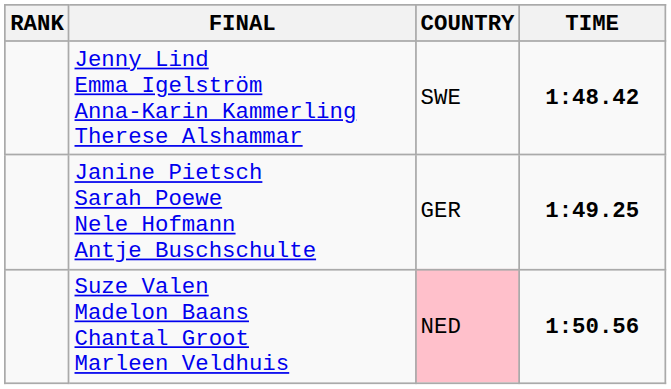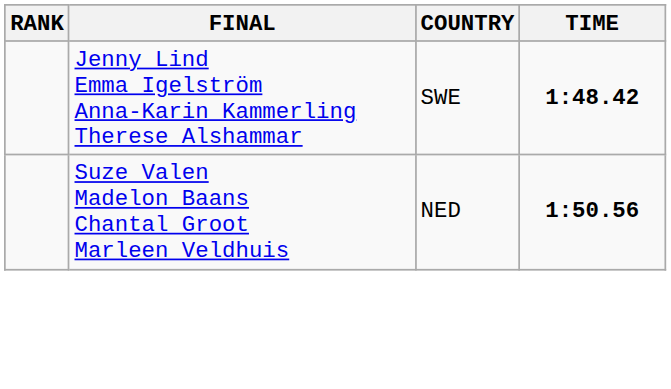- row: (195, 212)
(441, 326) pink background -> (441, 212) no background
